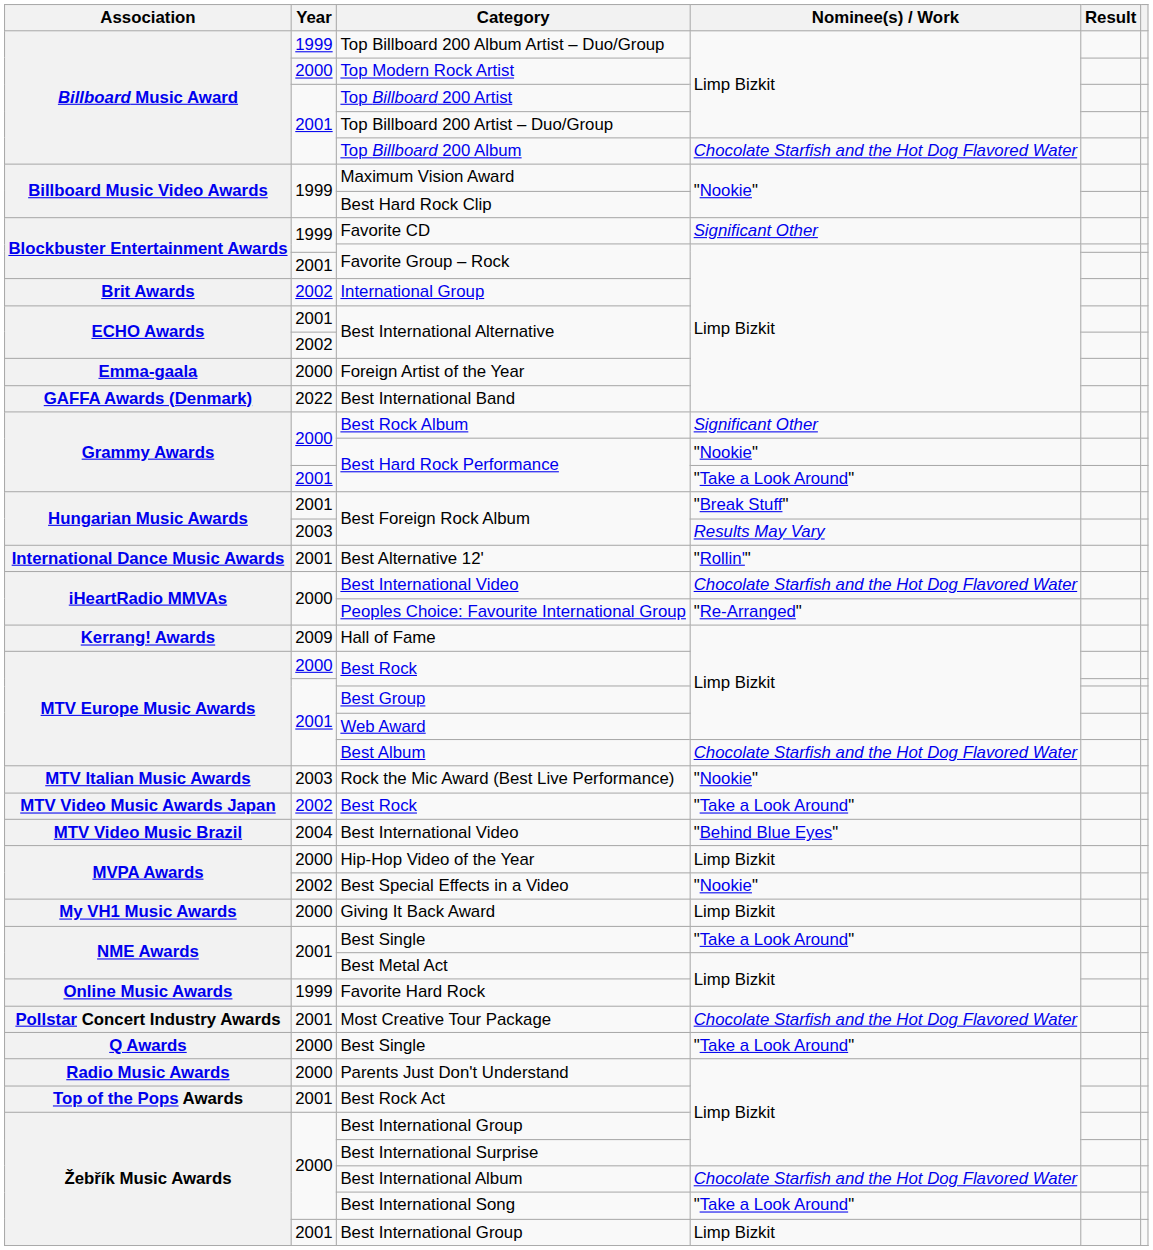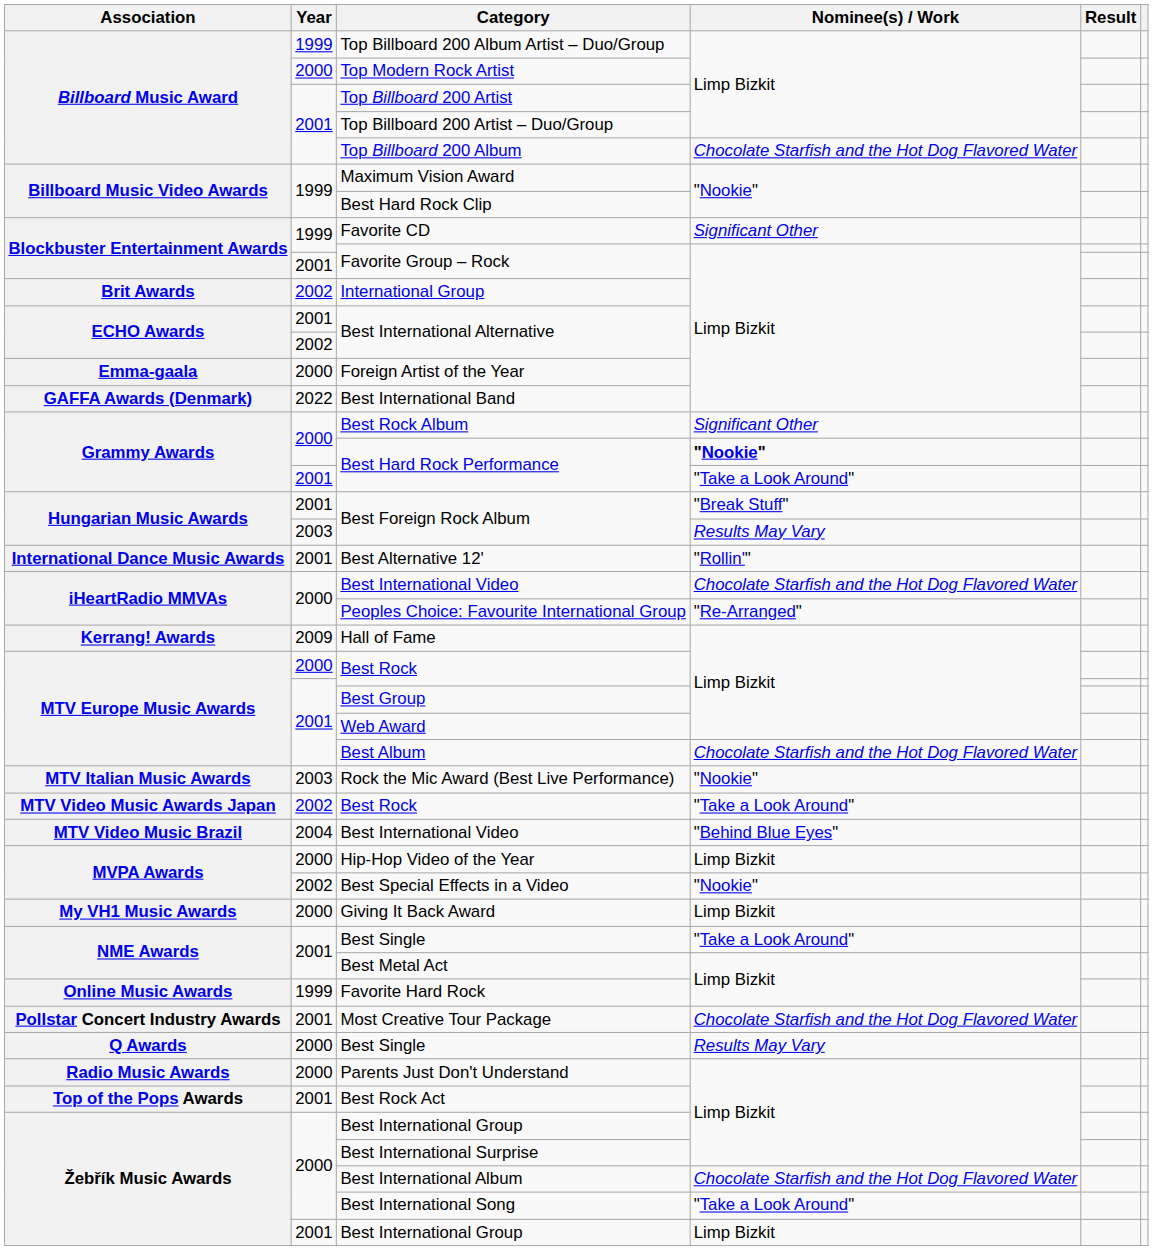(726, 451) normal -> (730, 451) bold
(774, 1045) "Take a Look Around" -> (759, 1045) Results May Vary
